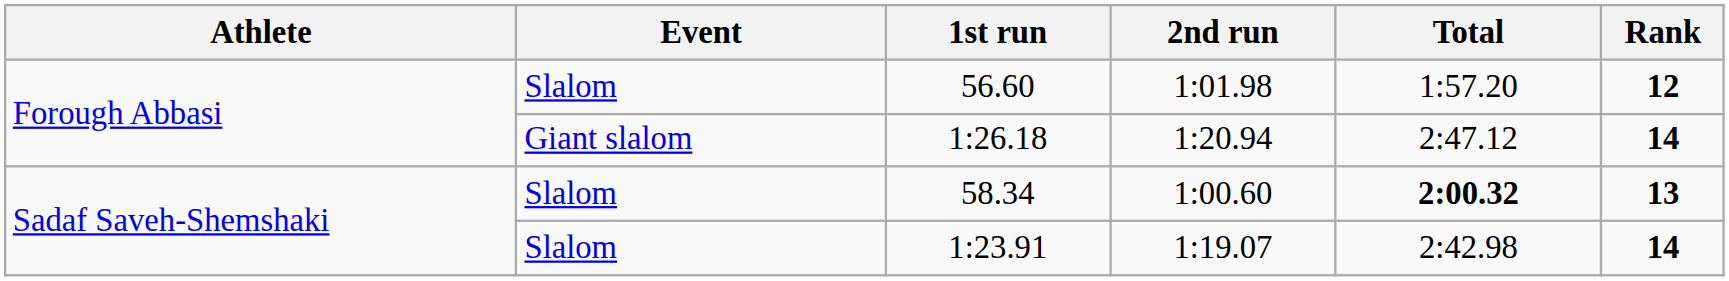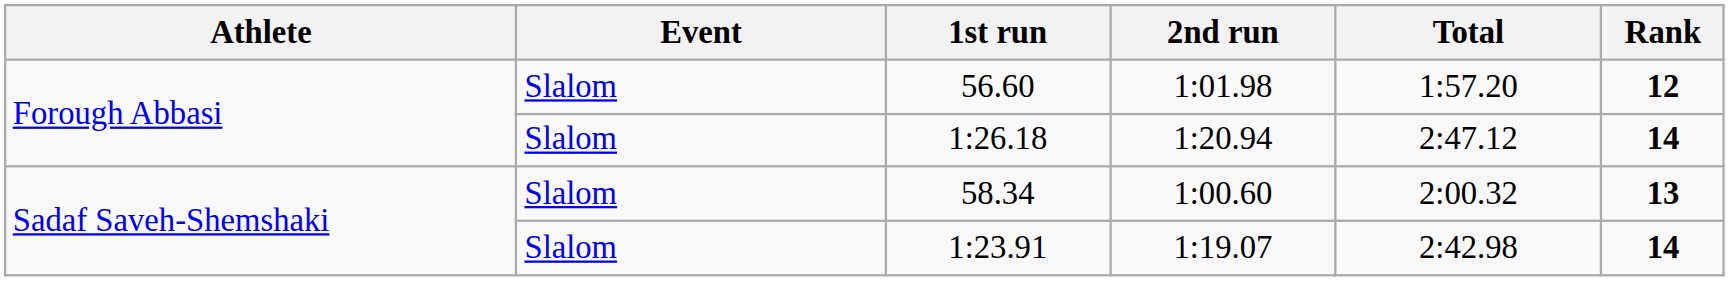(608, 139) Giant slalom -> (571, 139) Slalom
(1468, 193) bold -> (1468, 193) normal
